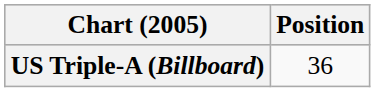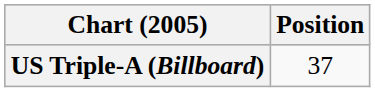(320, 65) 36 -> (320, 65) 37
